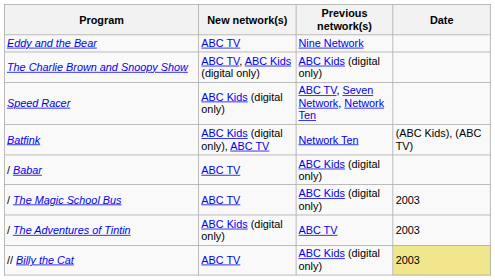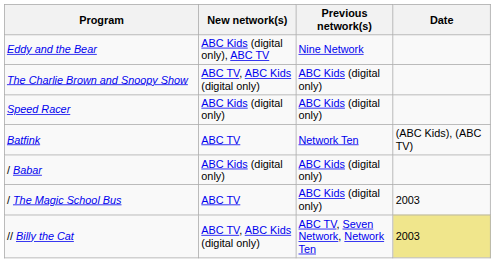(221, 43) ABC TV -> (242, 49) ABC Kids (digital only), ABC TV
(341, 103) ABC TV, Seven Network, Network Ten -> (339, 110) ABC Kids (digital only)
(242, 140) ABC Kids (digital only), ABC TV -> (221, 140) ABC TV
(221, 170) ABC TV -> (242, 170) ABC Kids (digital only)
- row: (69, 230)
(221, 260) ABC TV -> (246, 236) ABC TV, ABC Kids (digital only)
(339, 260) ABC Kids (digital only) -> (341, 236) ABC TV, Seven Network, Network Ten
